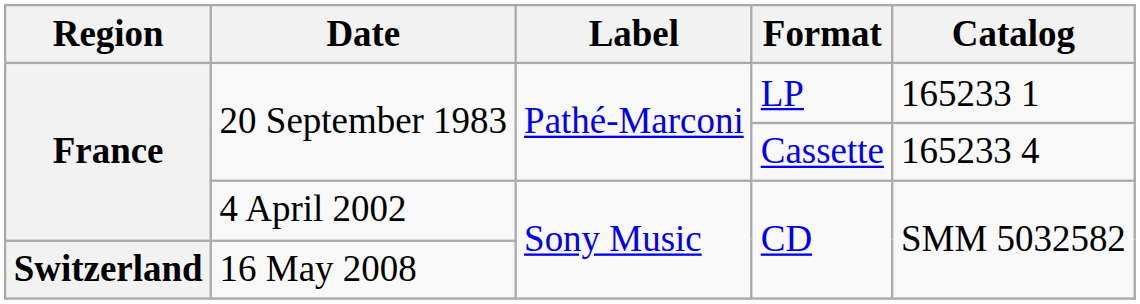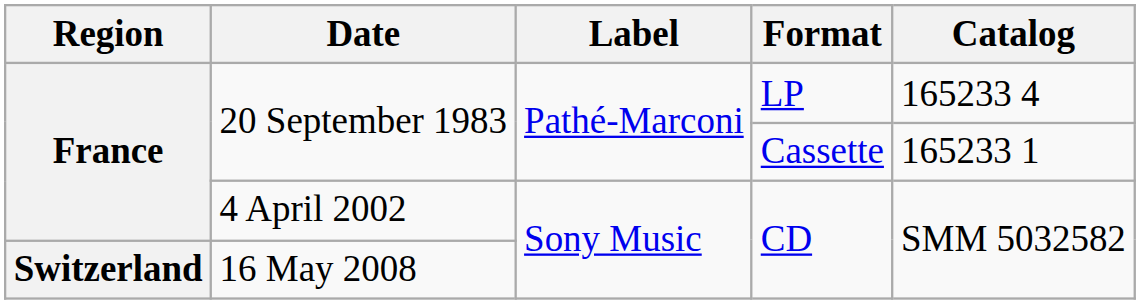(970, 92) 165233 1 -> (970, 92) 165233 4
(970, 151) 165233 4 -> (970, 151) 165233 1
